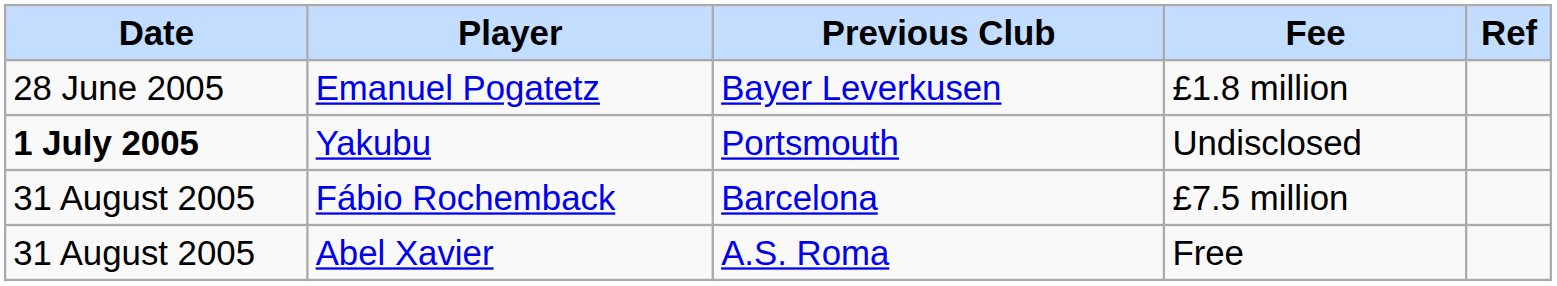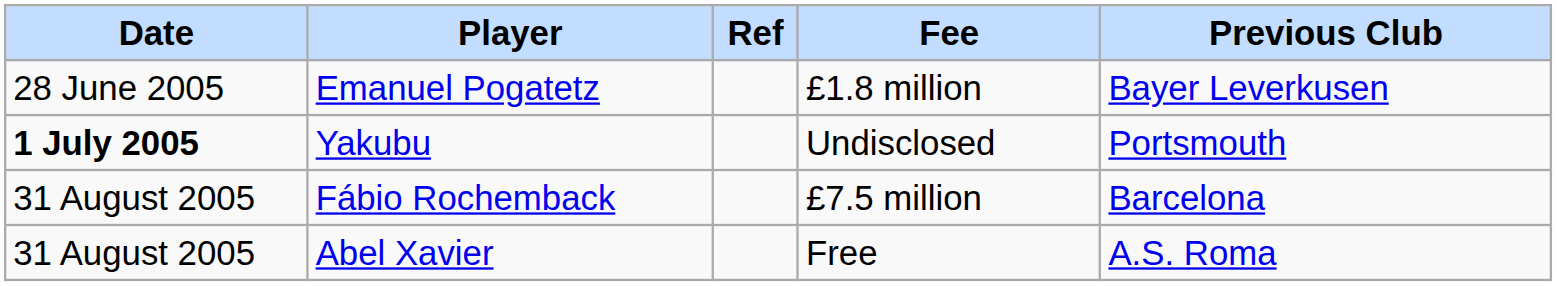columns swapped: (939, 33) <-> (1509, 33)
